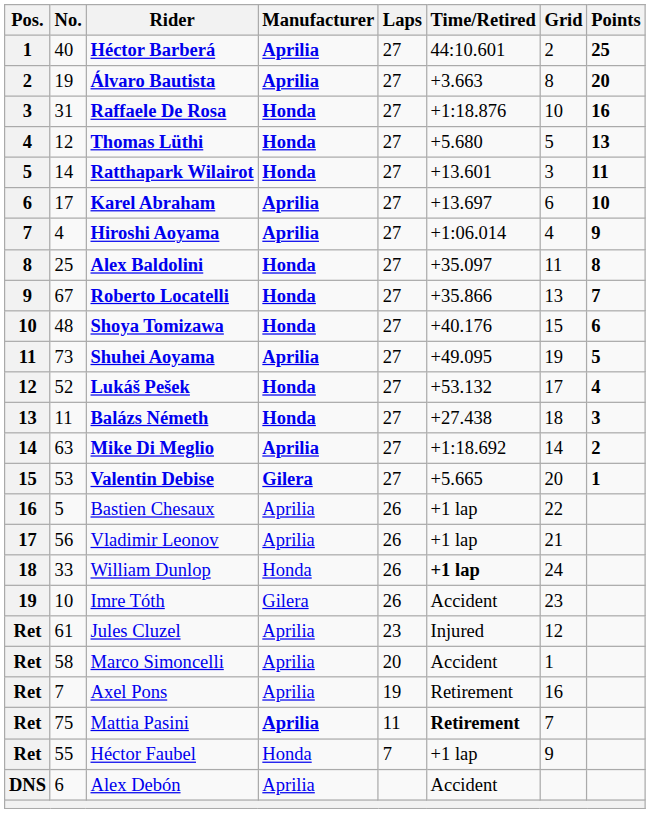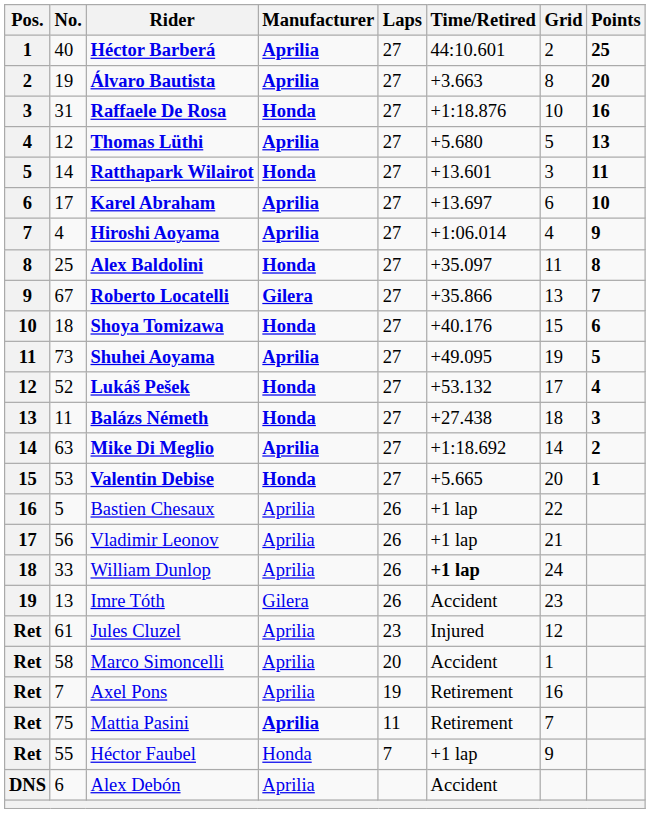(289, 142) Honda -> (291, 142) Aprilia
(289, 295) Honda -> (288, 295) Gilera
(64, 325) 48 -> (64, 325) 18
(288, 478) Gilera -> (289, 478) Honda
(287, 570) Honda -> (289, 570) Aprilia
(64, 600) 10 -> (64, 600) 13
(475, 723) bold -> (472, 723) normal
